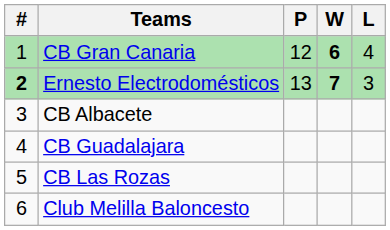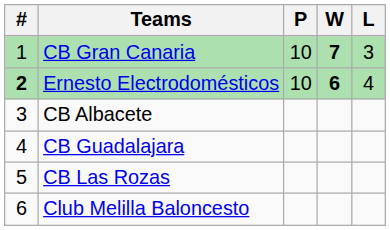(301, 51) 12 -> (301, 51) 10
(335, 51) 6 -> (335, 51) 7
(369, 51) 4 -> (369, 51) 3
(301, 83) 13 -> (301, 83) 10
(335, 83) 7 -> (335, 83) 6
(369, 83) 3 -> (369, 83) 4
